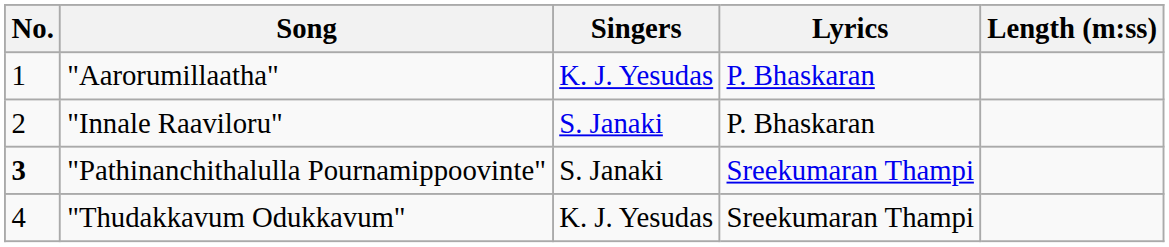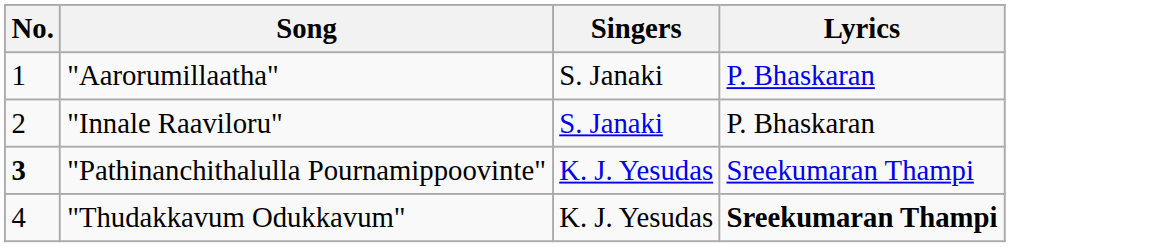- column: (1072, 28)
(636, 75) K. J. Yesudas -> (611, 75) S. Janaki
(611, 170) S. Janaki -> (636, 170) K. J. Yesudas
(850, 217) normal -> (862, 217) bold
